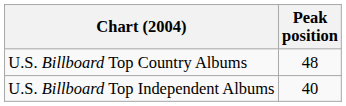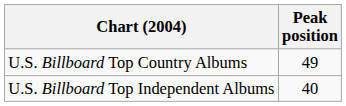(310, 62) 48 -> (310, 62) 49
